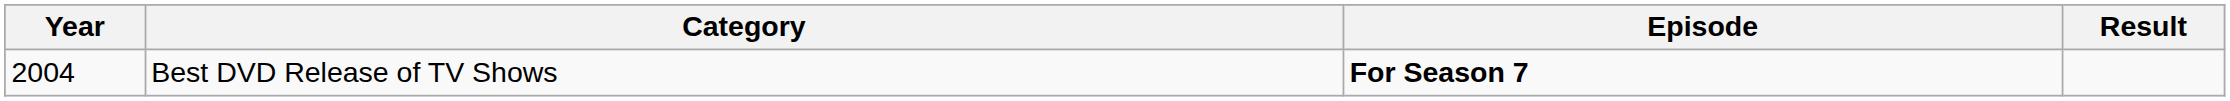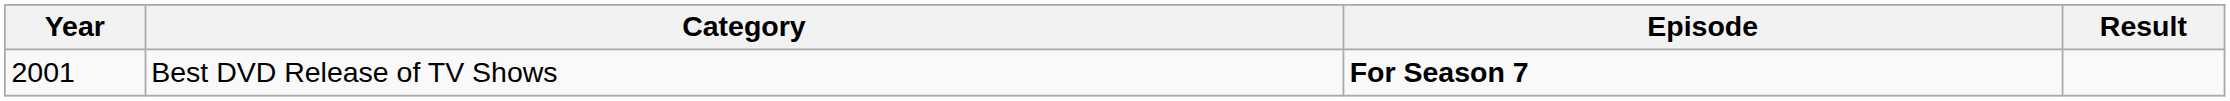(43, 72) 2004 -> (43, 72) 2001
